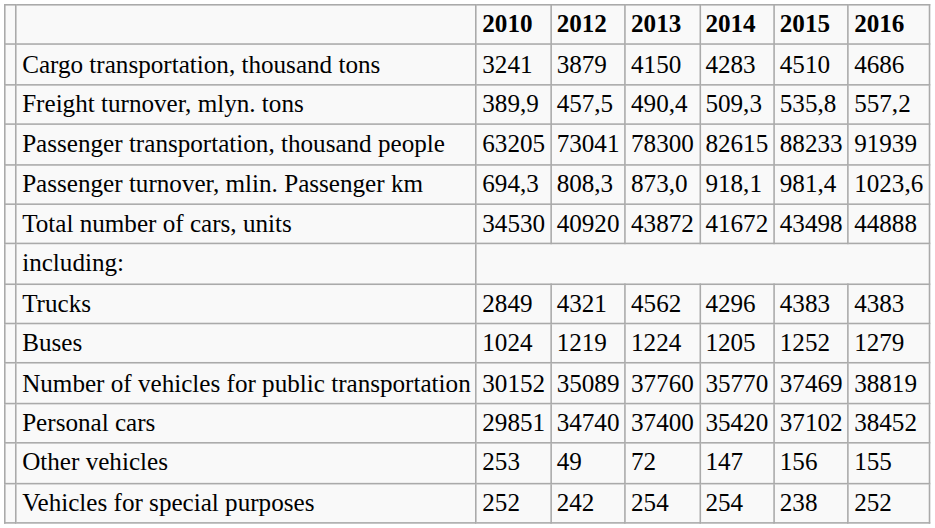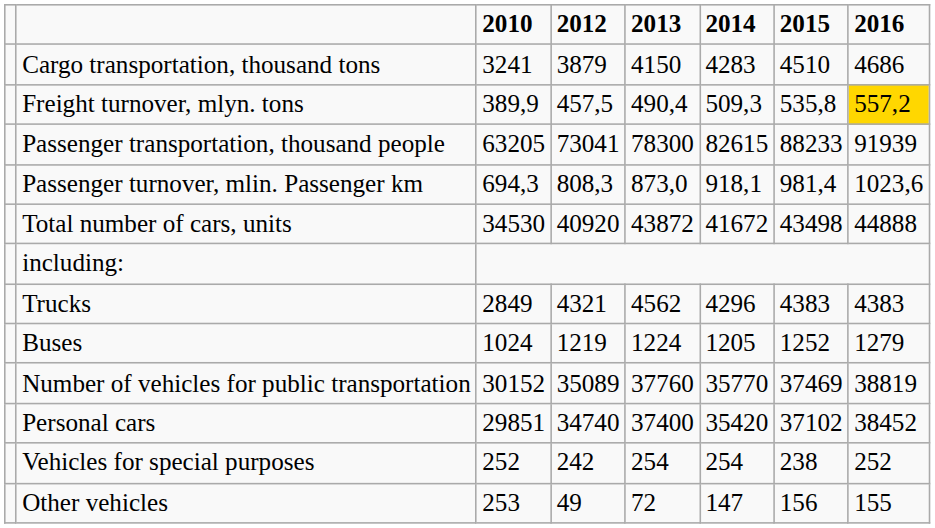(882, 104) no background -> (882, 104) gold background
rows swapped: (168, 502) <-> (95, 462)
